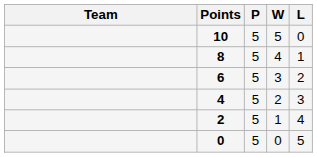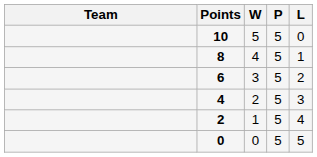columns swapped: (255, 15) <-> (278, 15)
